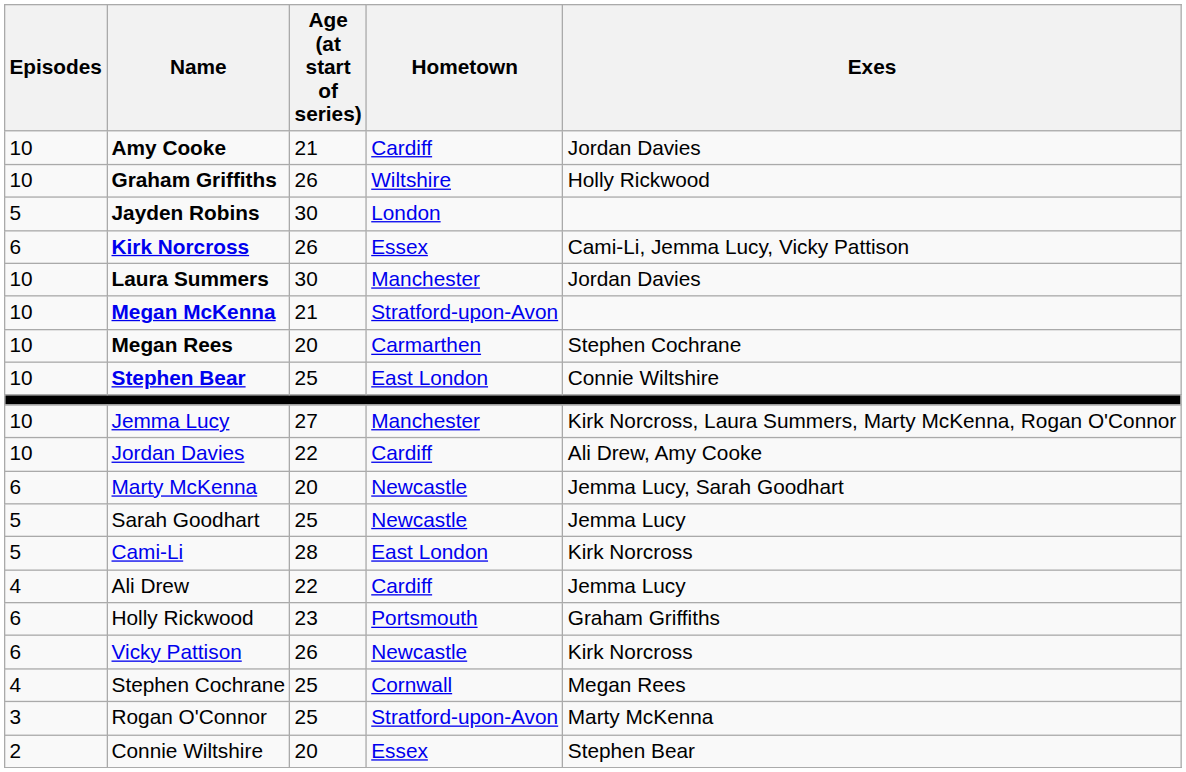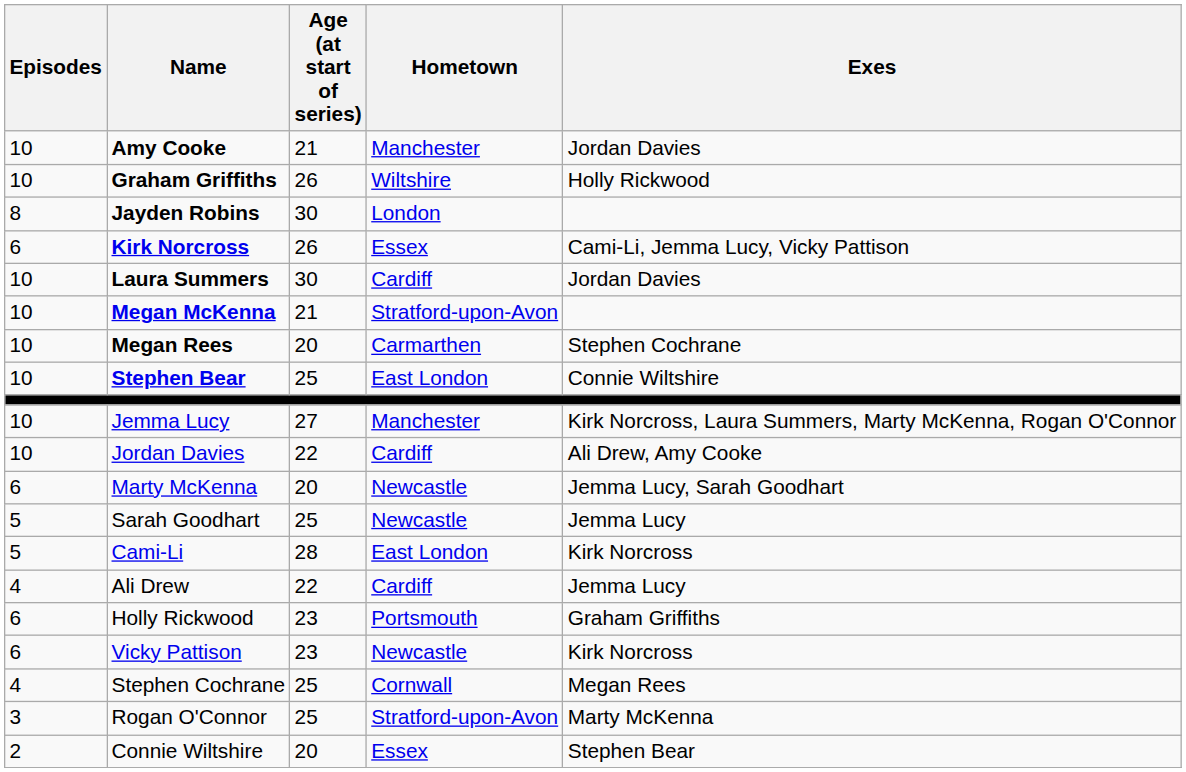(402, 147) Cardiff -> (426, 147) Manchester
(15, 213) 5 -> (15, 213) 8
(426, 279) Manchester -> (402, 279) Cardiff
(306, 651) 26 -> (306, 651) 23
